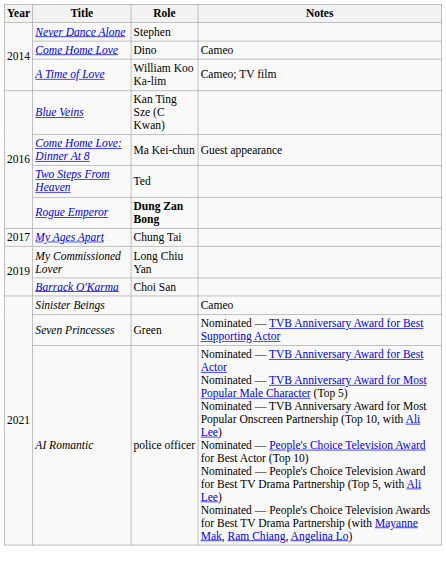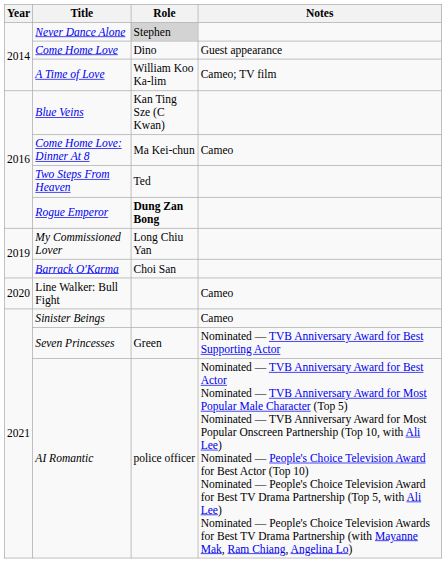(152, 31) no background -> (152, 31) lightgrey background
(217, 50) Cameo -> (241, 50) Guest appearance
(241, 150) Guest appearance -> (217, 150) Cameo
- row: (70, 237)
+ row: (77, 293)
